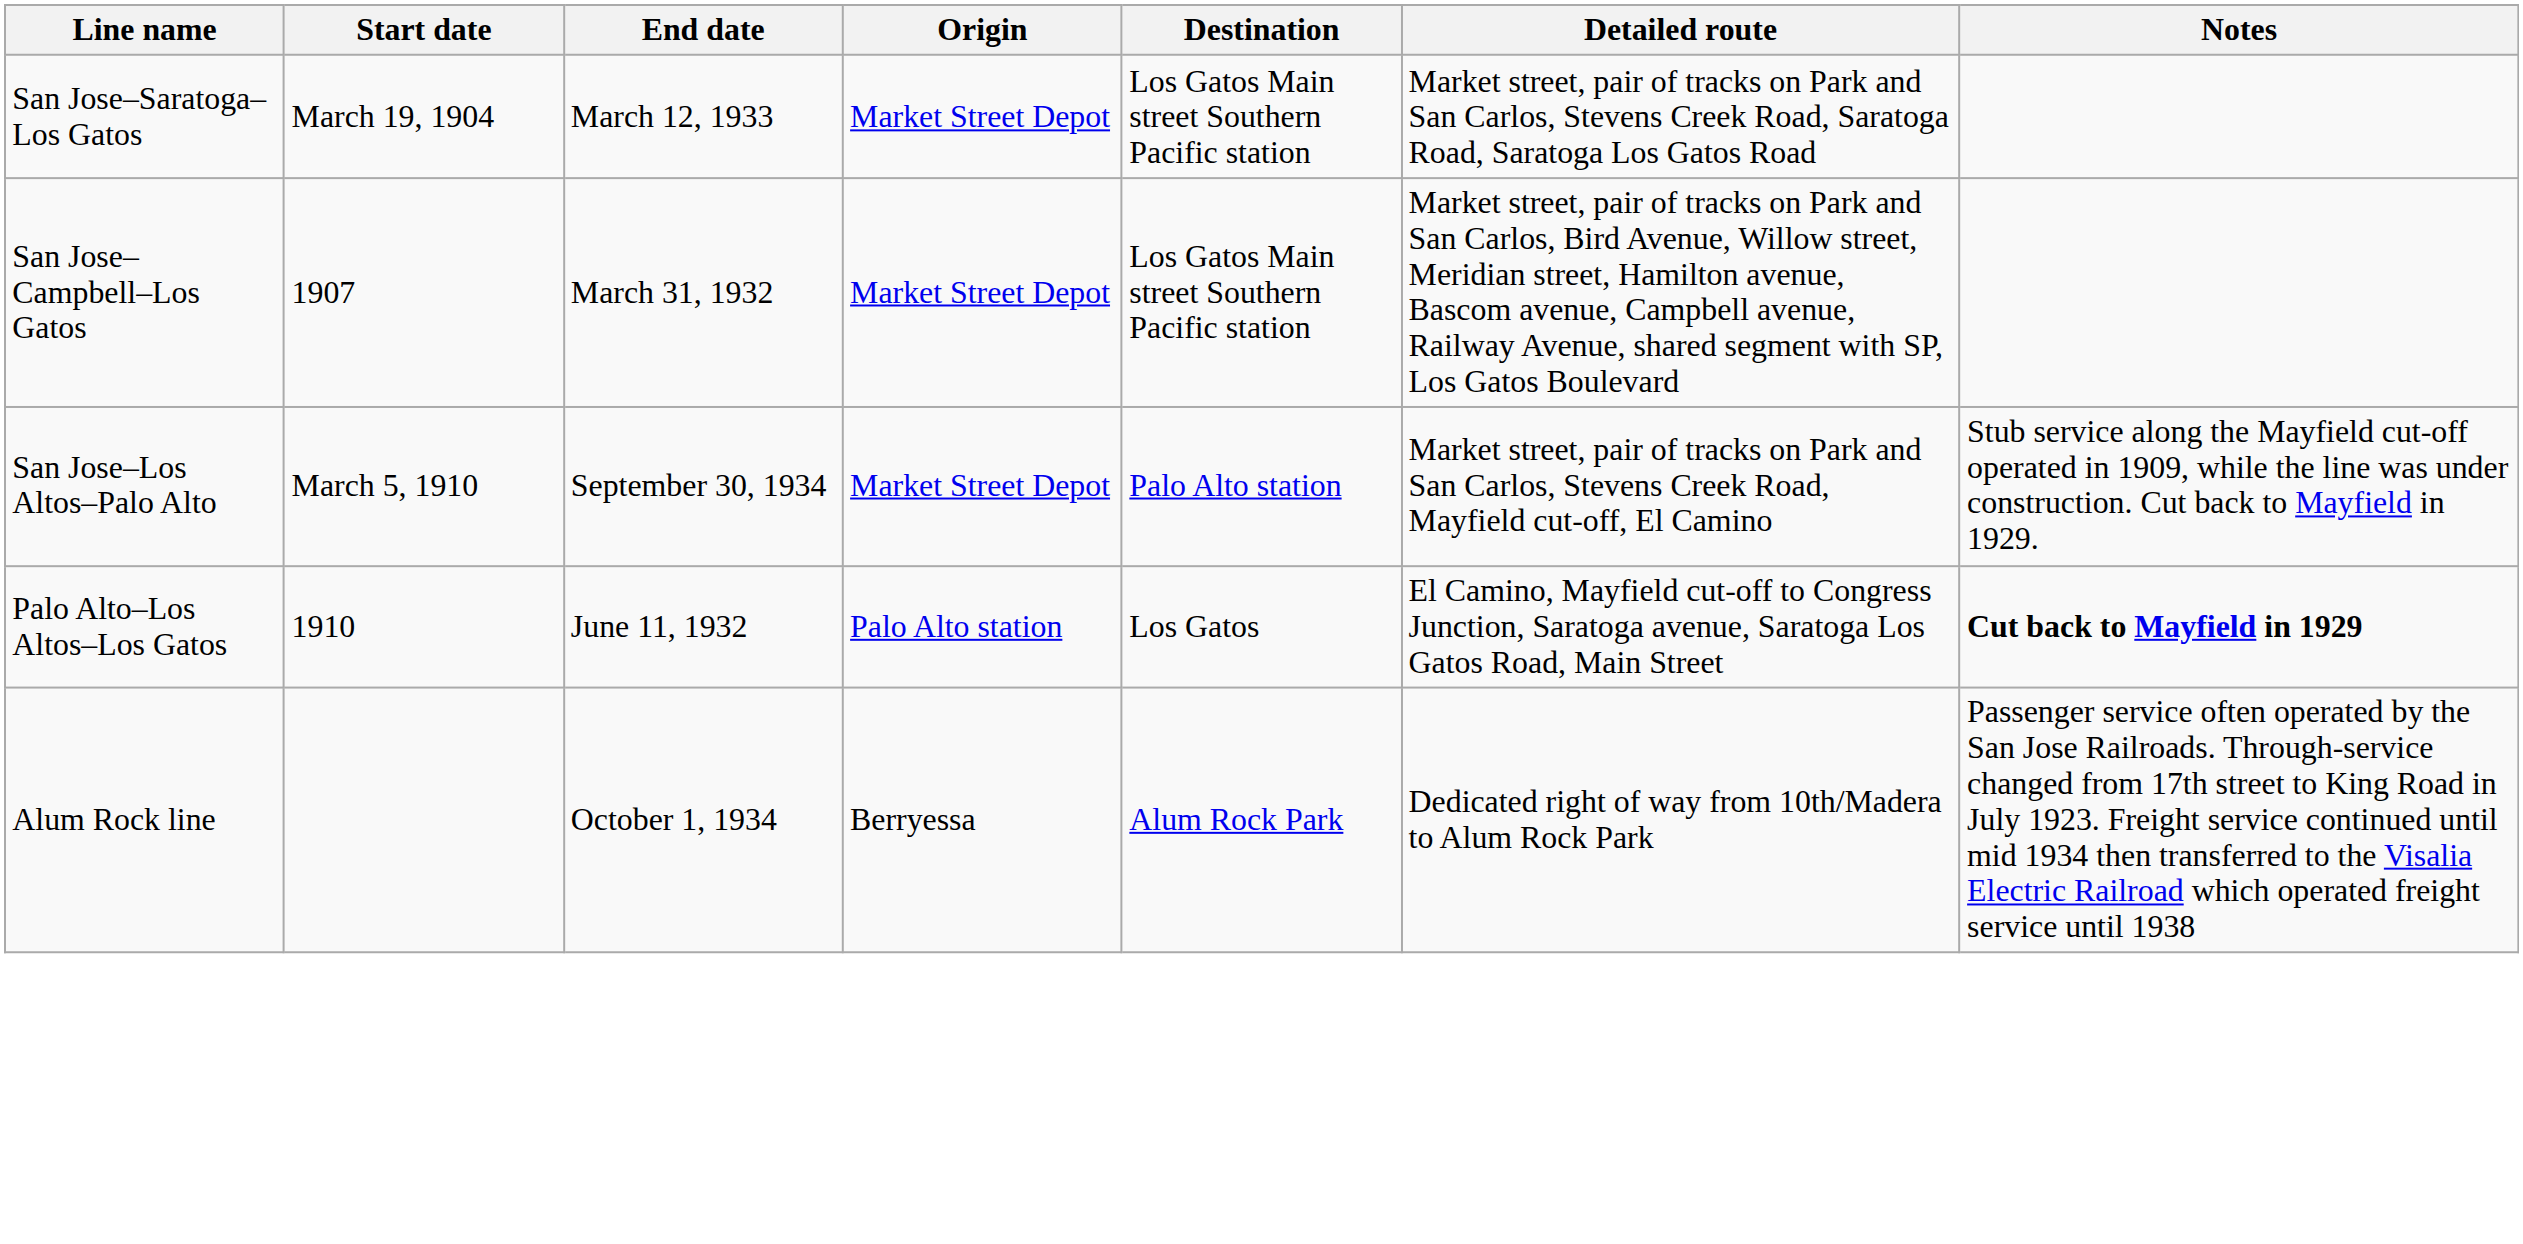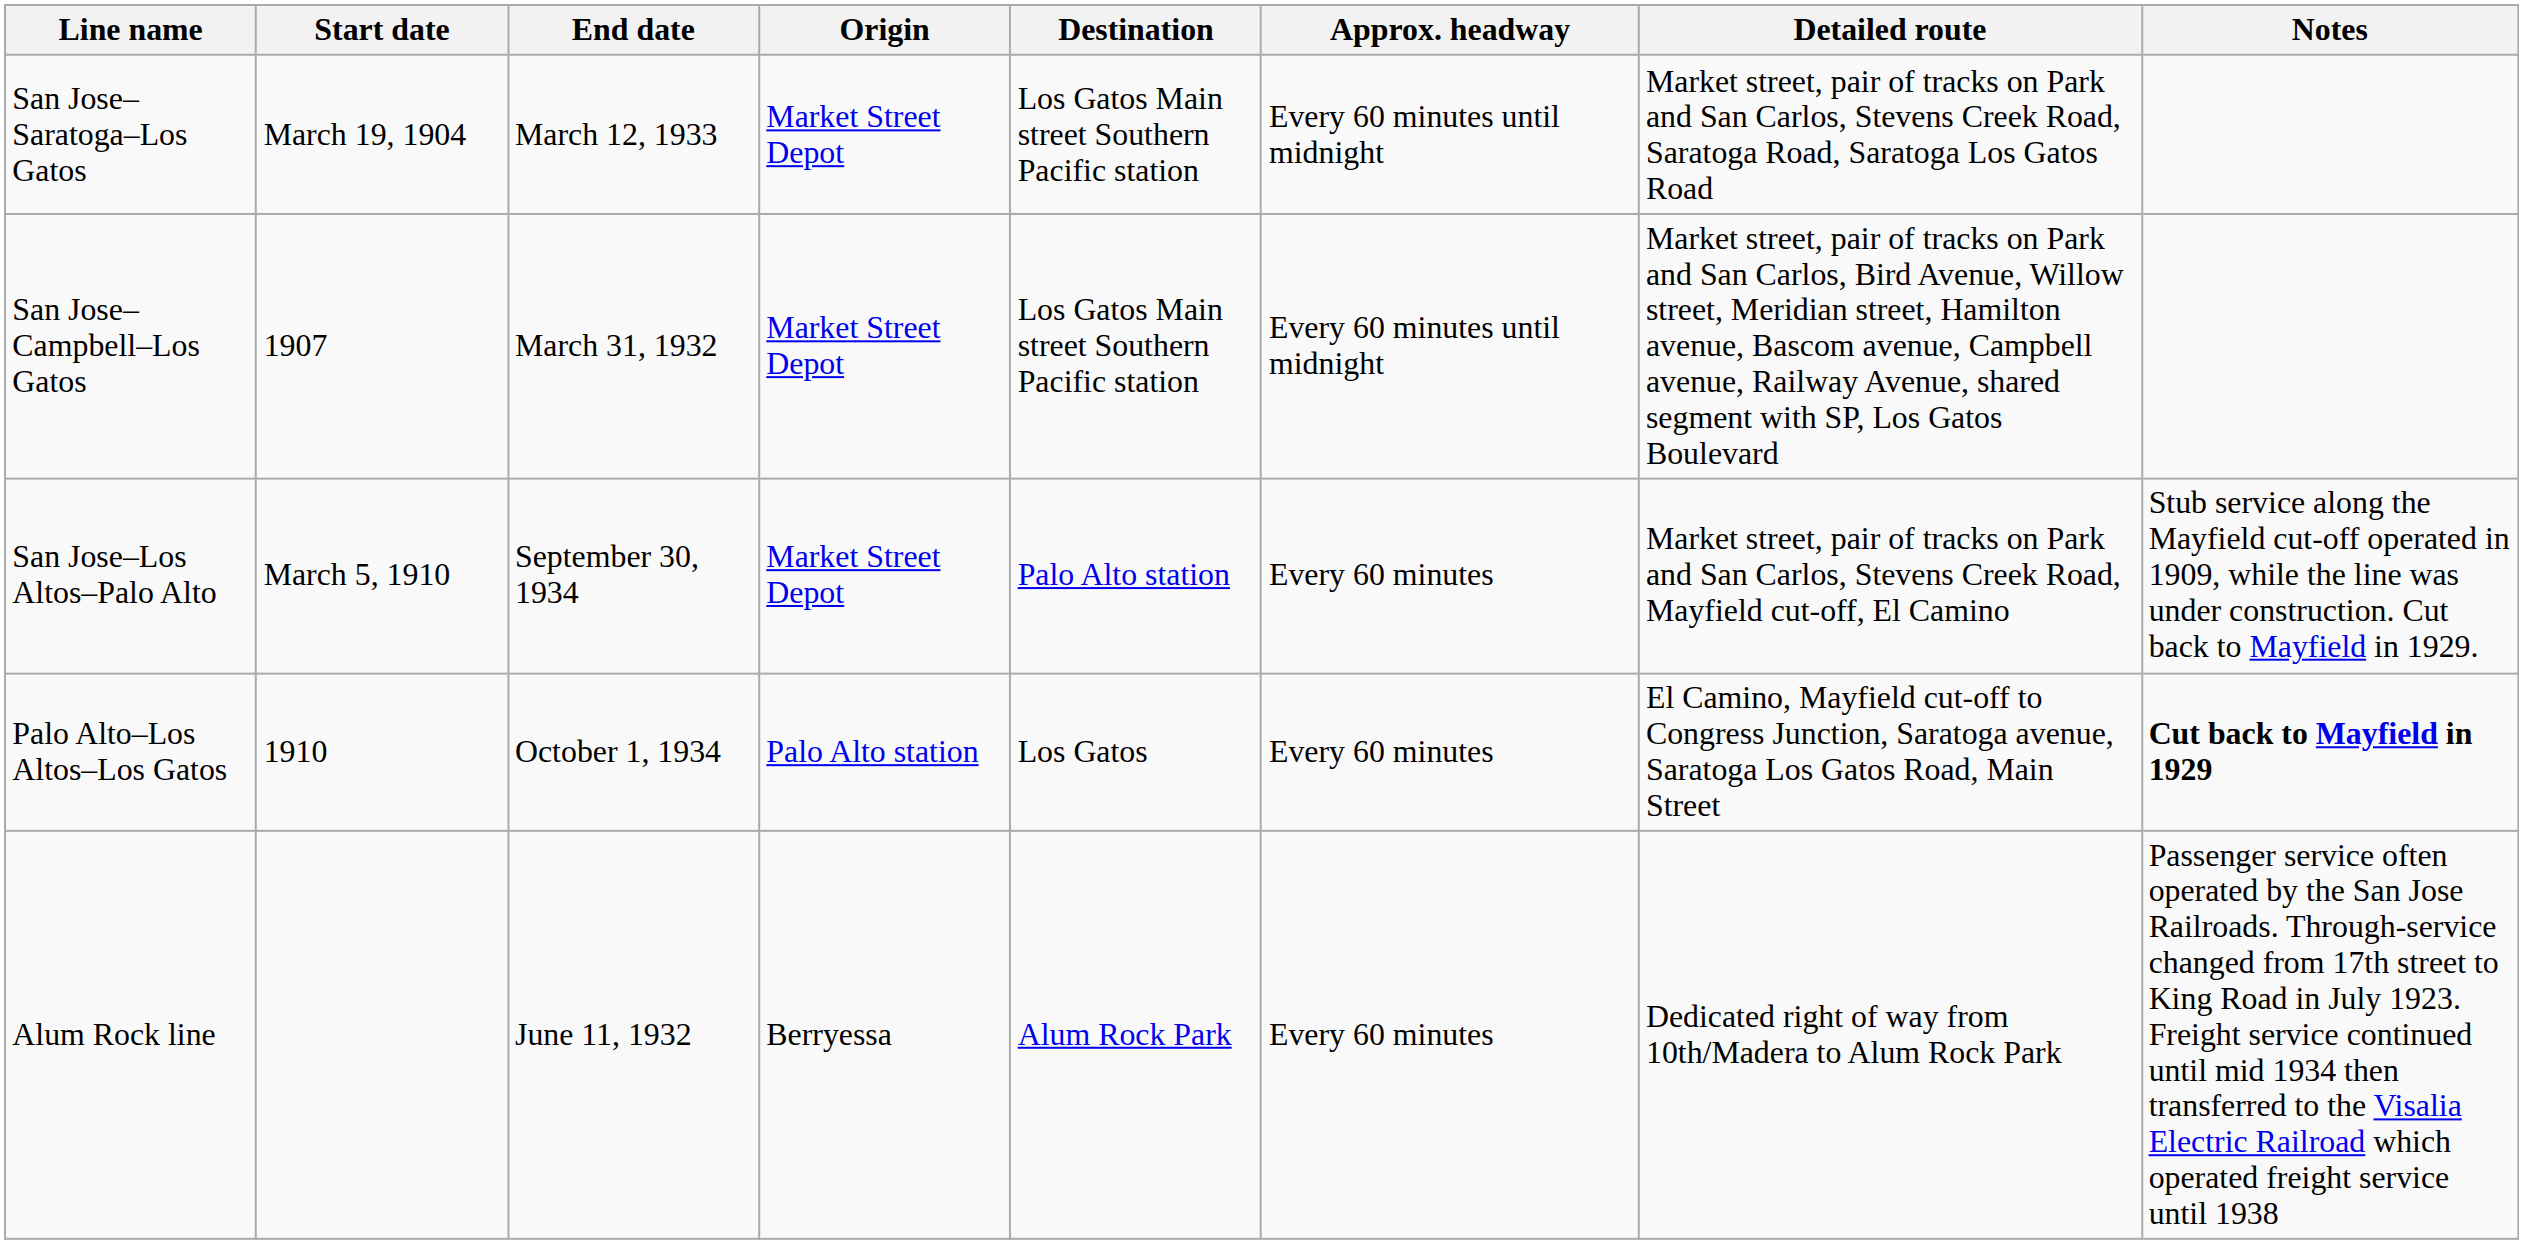+ column: (1450, 29)
(659, 625) June 11, 1932 -> (618, 751) October 1, 1934
(674, 819) October 1, 1934 -> (603, 1034) June 11, 1932
